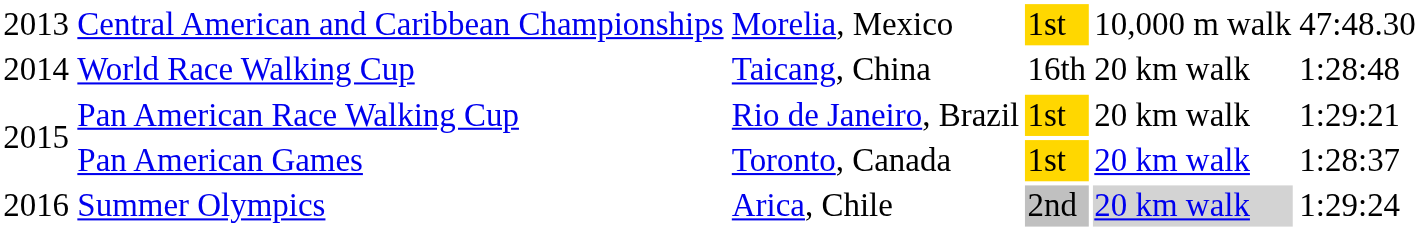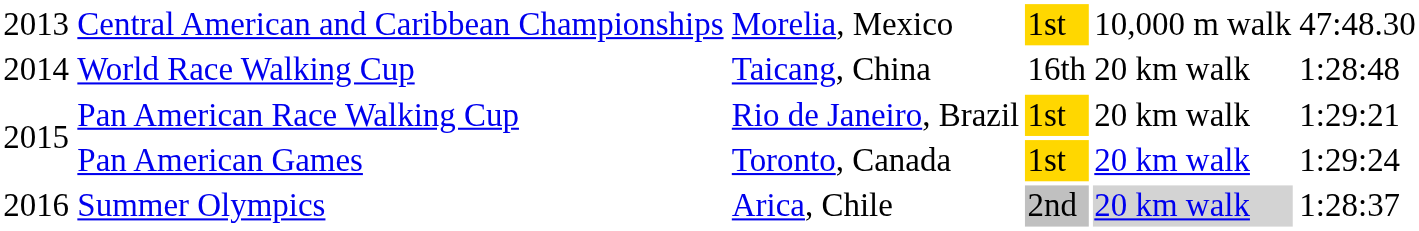(1350, 160) 1:28:37 -> (1350, 160) 1:29:24
(1350, 205) 1:29:24 -> (1350, 205) 1:28:37
